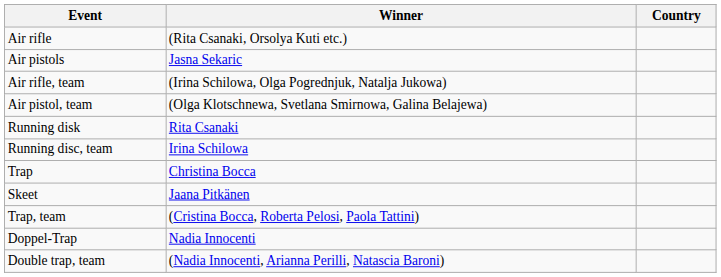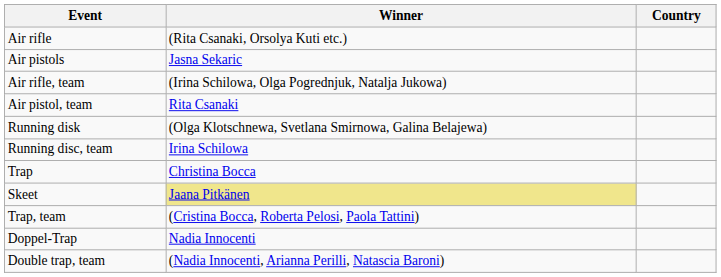(328, 105) (Olga Klotschnewa, Svetlana Smirnowa, Galina Belajewa) -> (204, 105) Rita Csanaki
(204, 127) Rita Csanaki -> (328, 127) (Olga Klotschnewa, Svetlana Smirnowa, Galina Belajewa)
(209, 194) no background -> (209, 194) khaki background
